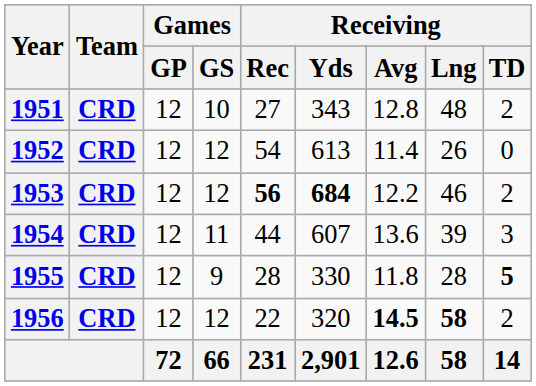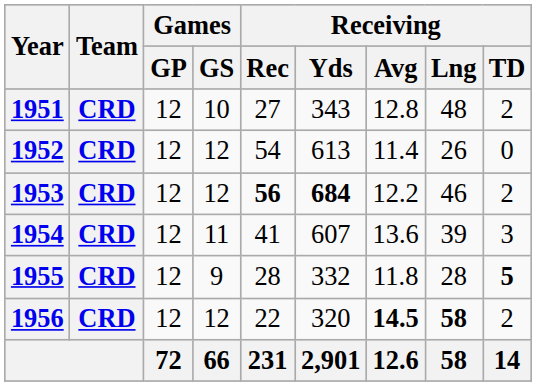(268, 234) 44 -> (268, 234) 41
(331, 276) 330 -> (331, 276) 332
